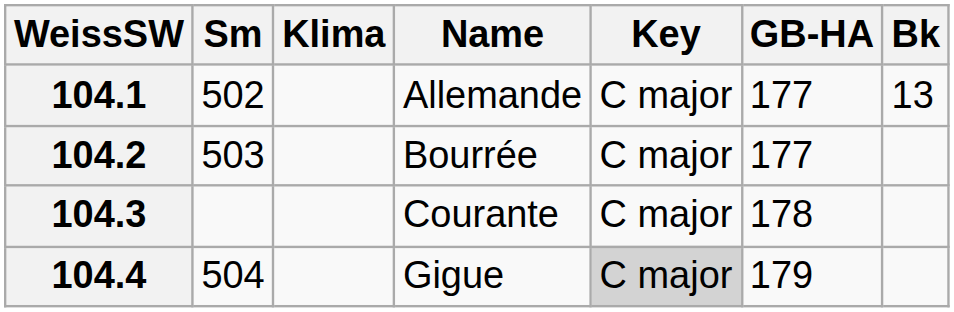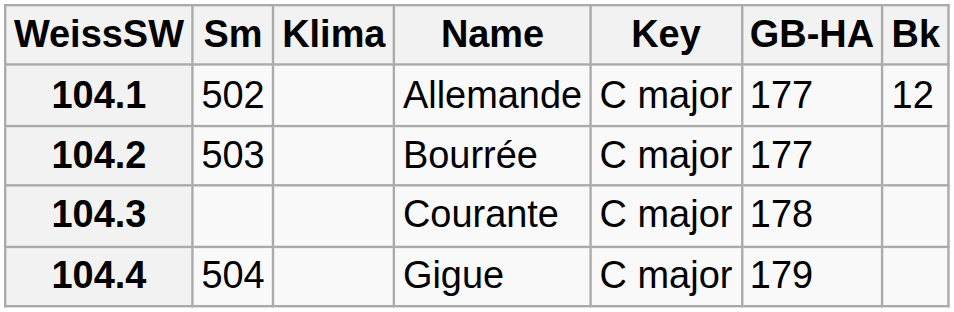(913, 94) 13 -> (913, 94) 12
(666, 275) lightgrey background -> (666, 275) no background
